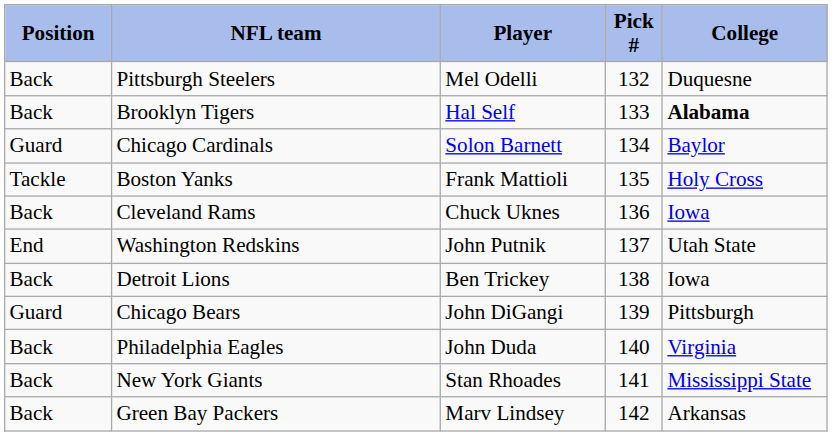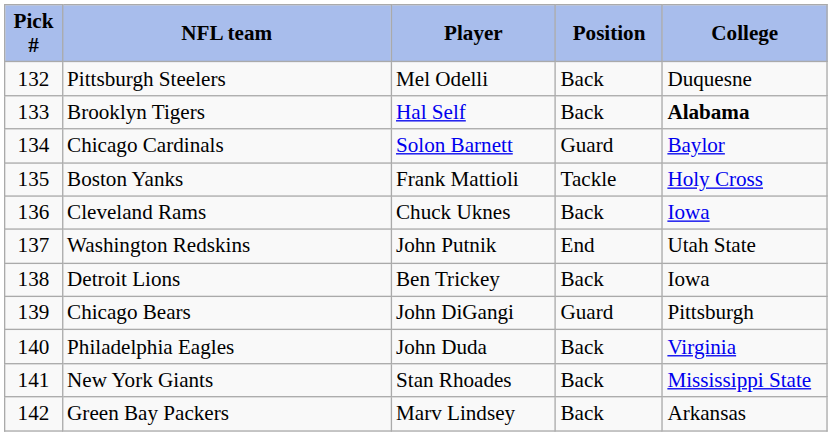columns swapped: (634, 33) <-> (58, 33)
